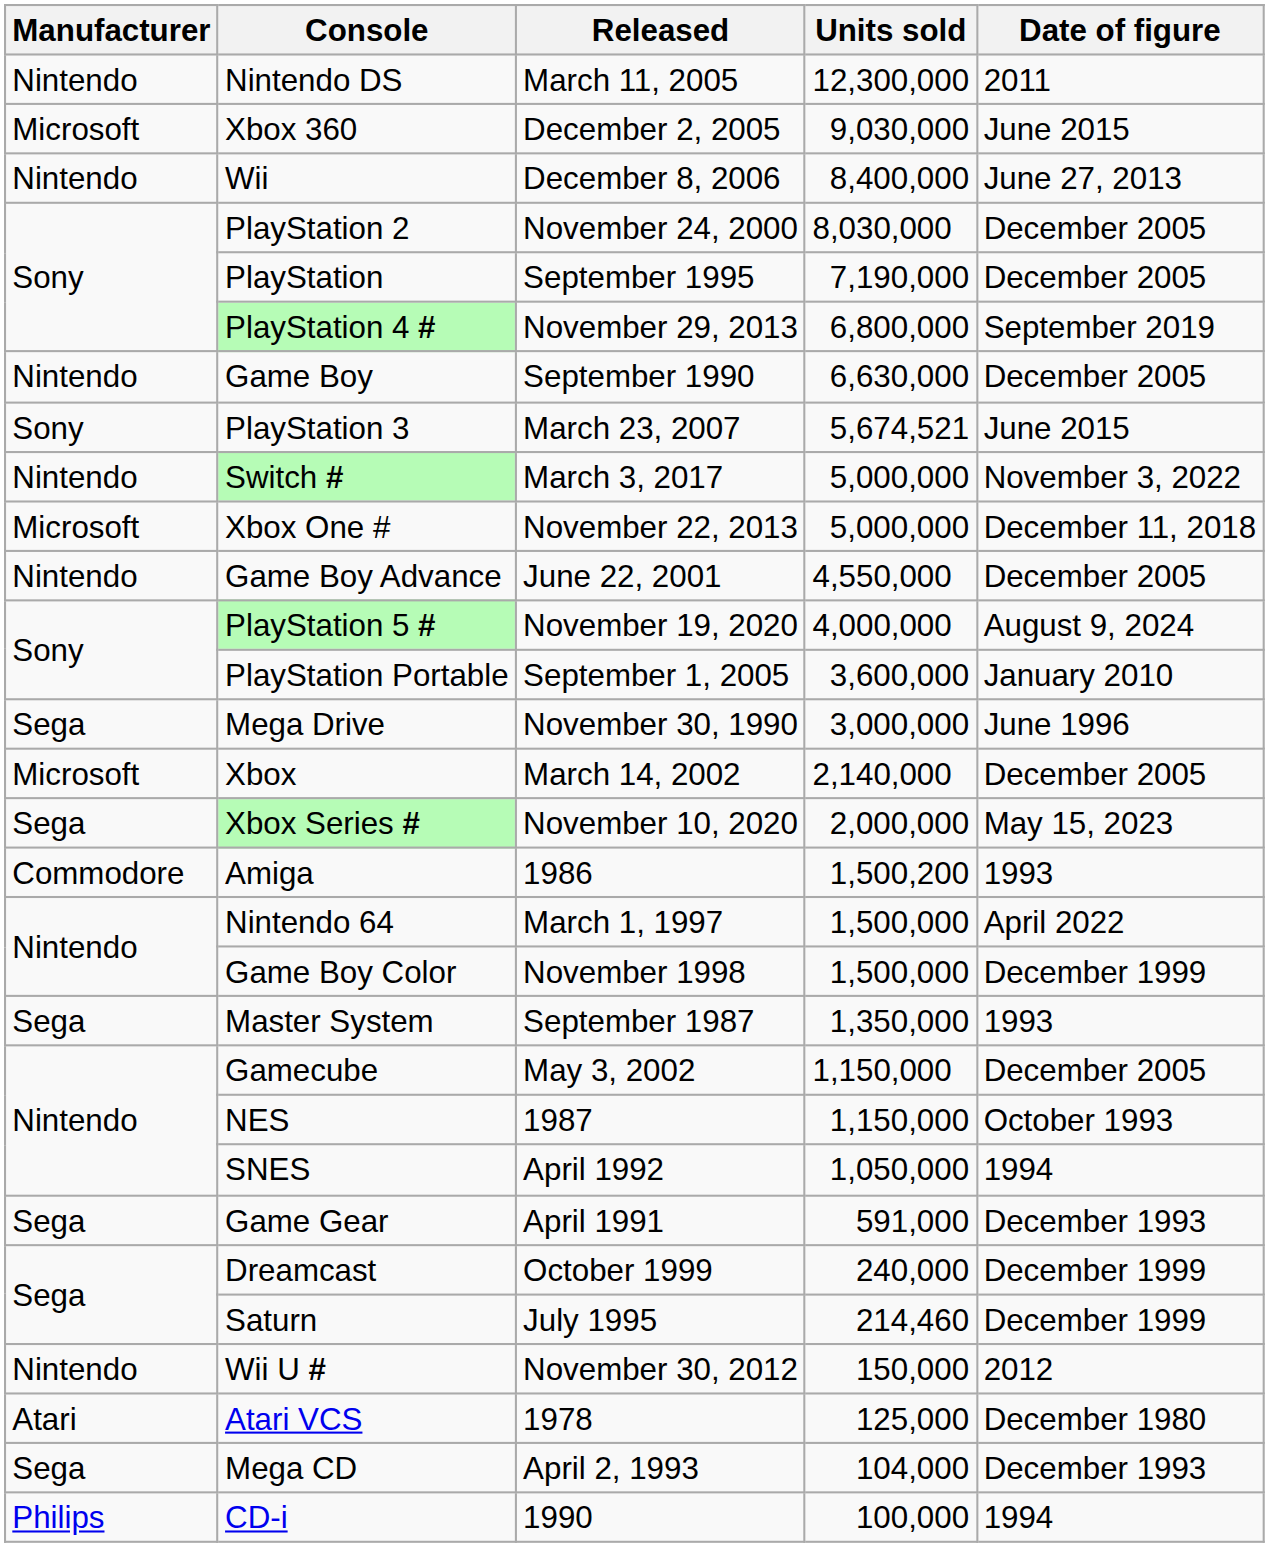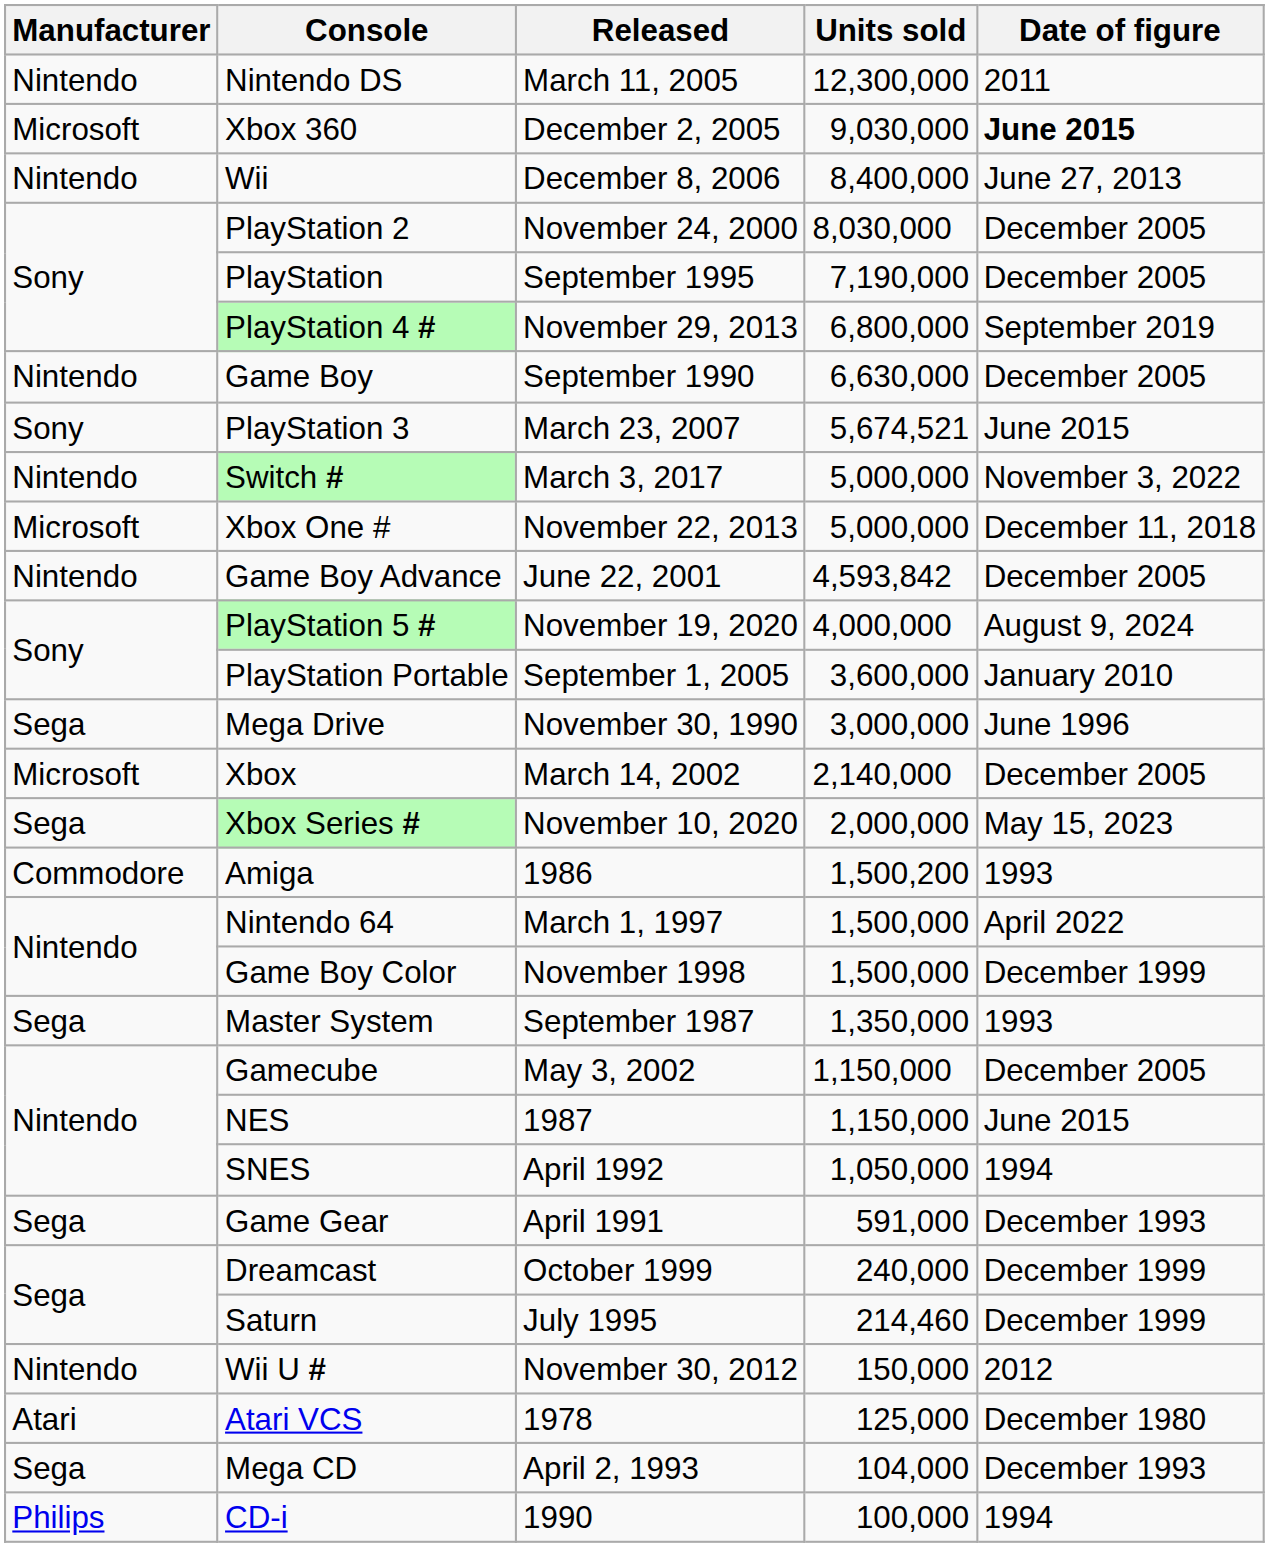(1057, 129) normal -> (1059, 129) bold
(882, 575) 4,550,000 -> (882, 575) 4,593,842
(1078, 1121) October 1993 -> (1057, 1121) June 2015
